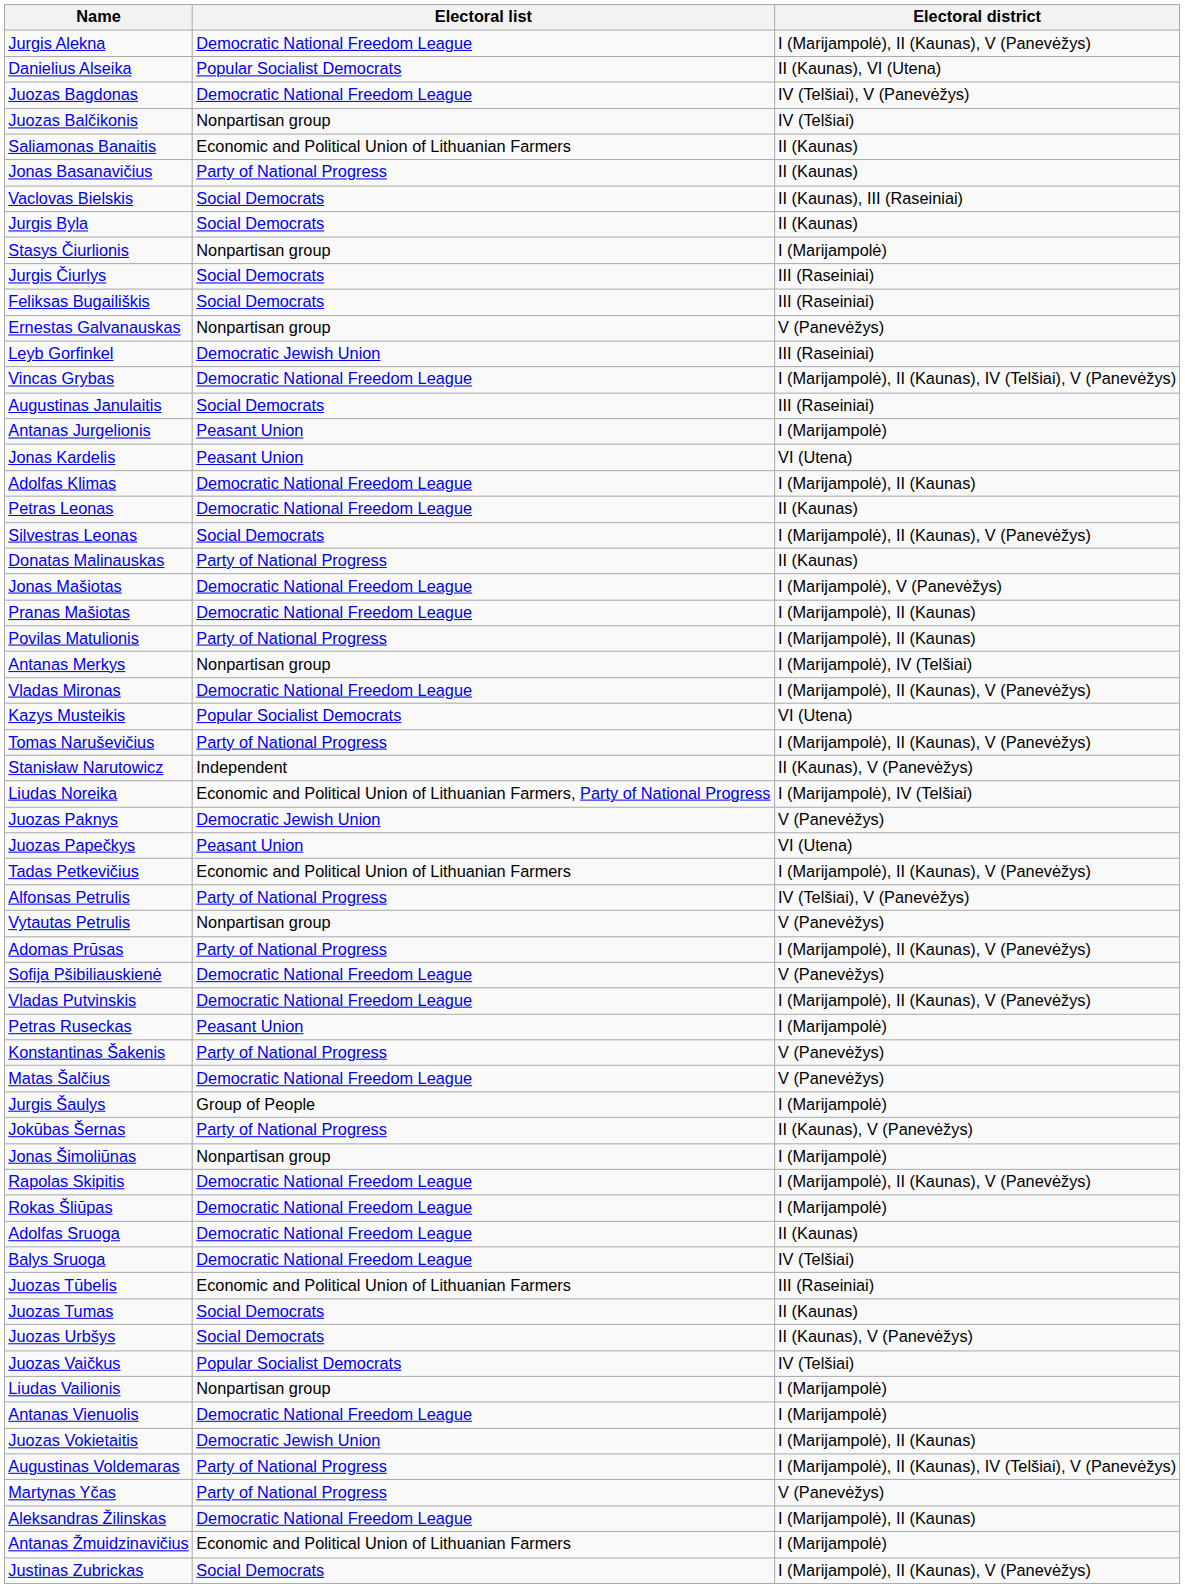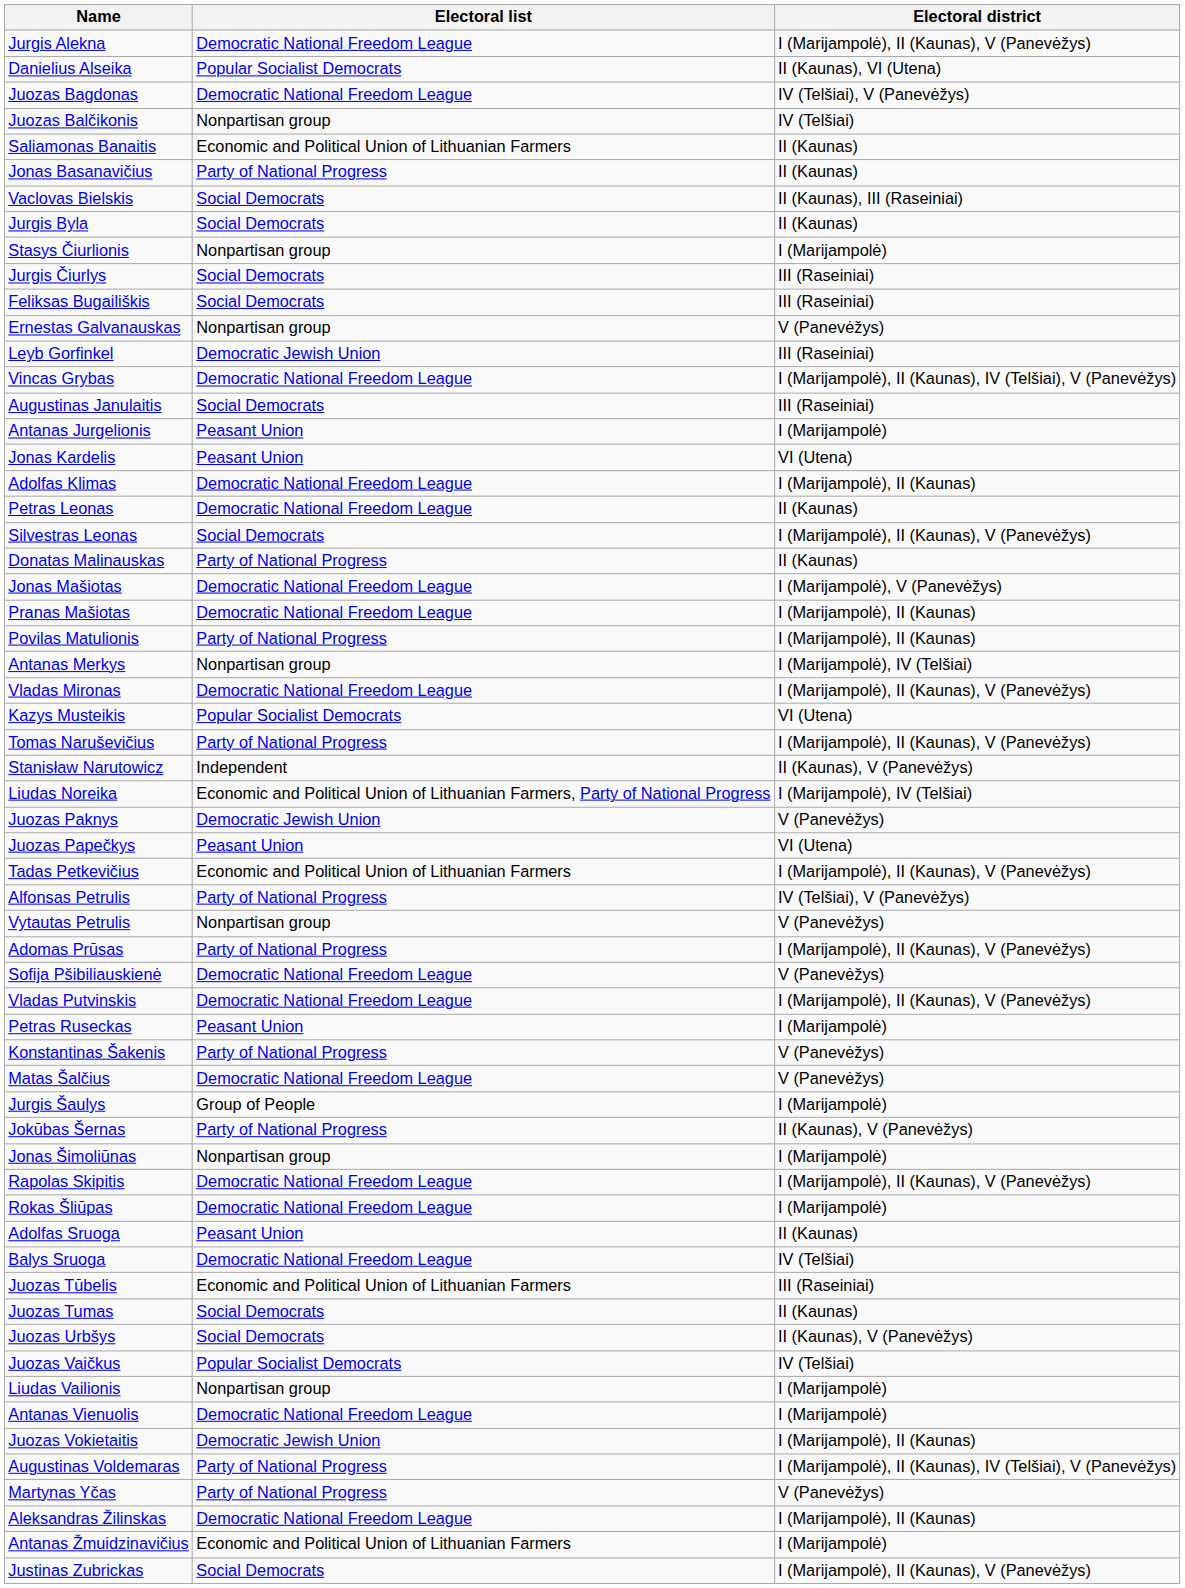(334, 1233) Democratic National Freedom League -> (250, 1233) Peasant Union
